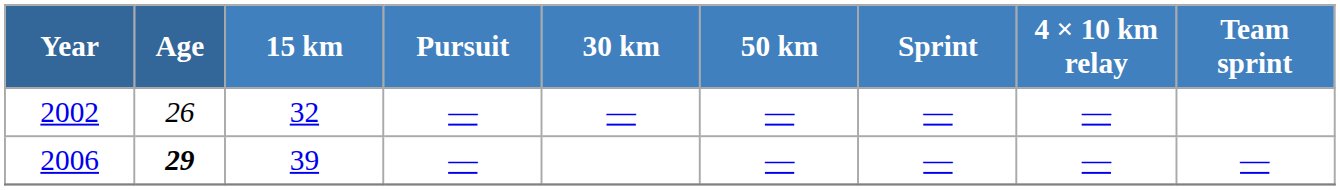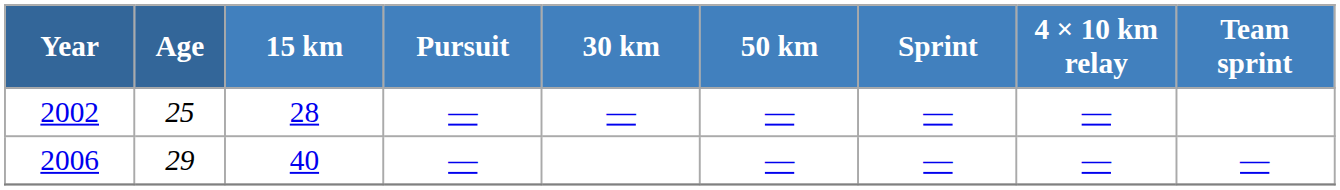(180, 111) 26 -> (180, 111) 25
(304, 111) 32 -> (304, 111) 28
(180, 160) bold -> (180, 160) normal
(304, 160) 39 -> (304, 160) 40
